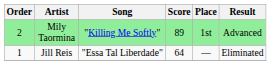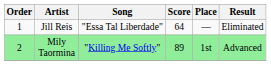rows swapped: (57, 53) <-> (57, 32)
